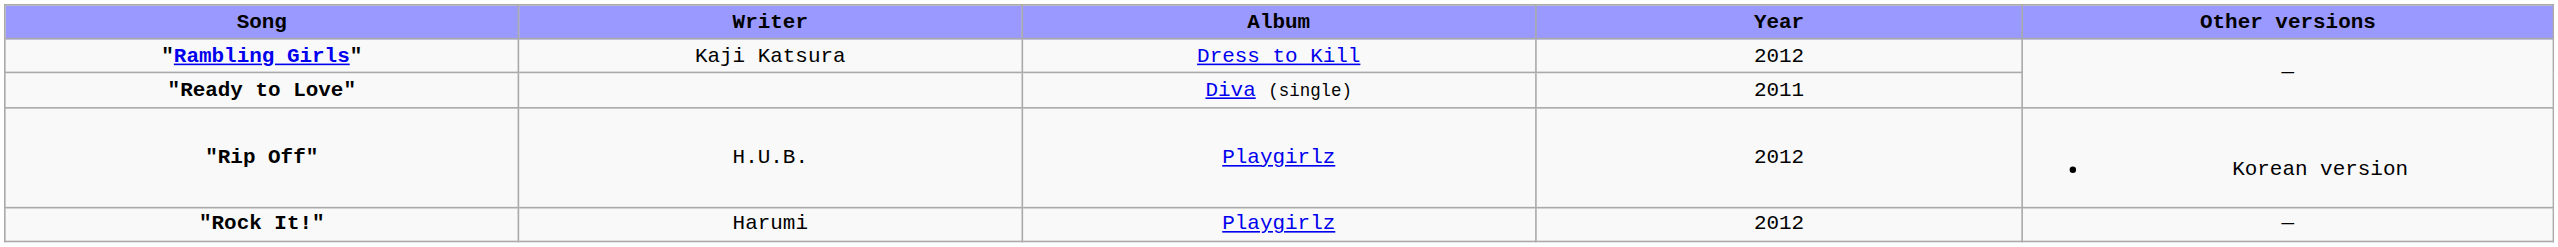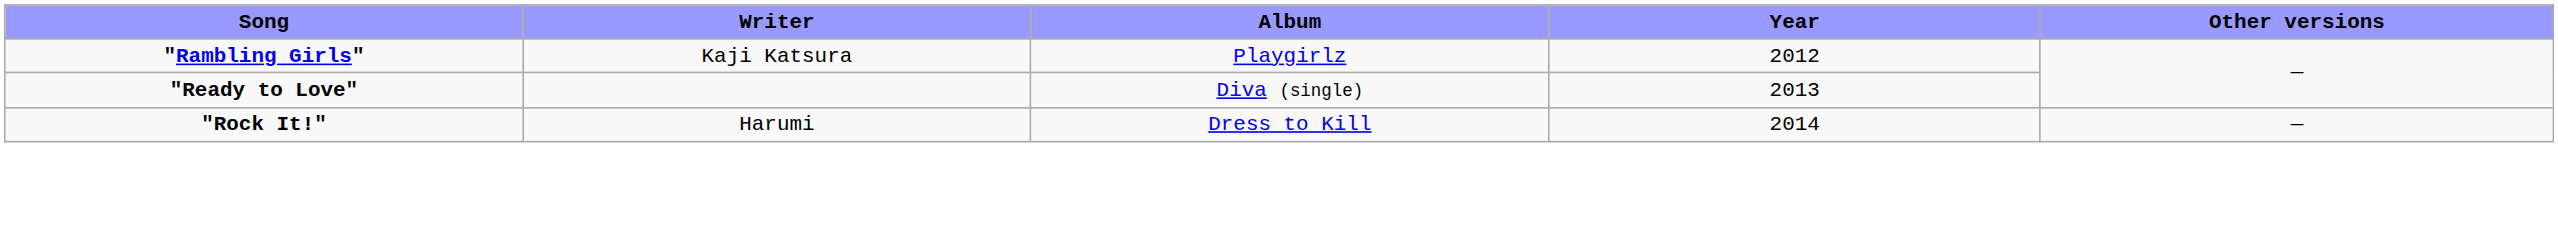(1279, 56) Dress to Kill -> (1290, 56) Playgirlz
(1779, 90) 2011 -> (1795, 90) 2013
- row: (262, 157)
(1279, 224) Playgirlz -> (1290, 124) Dress to Kill
(1779, 224) 2012 -> (1795, 124) 2014
